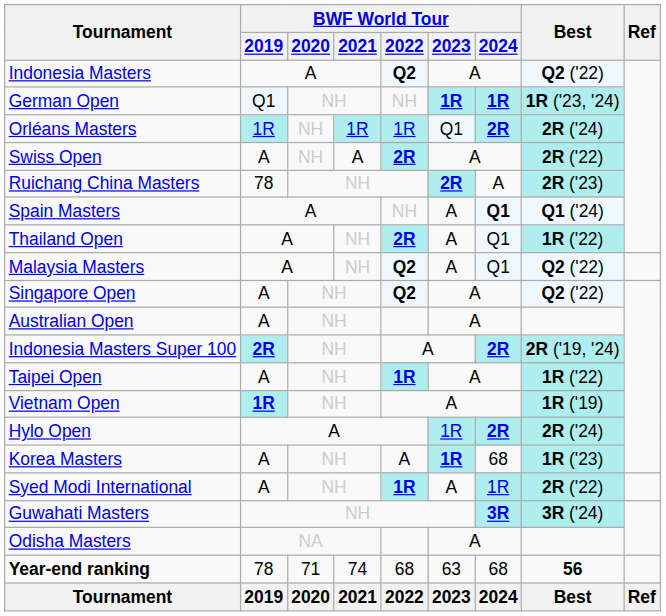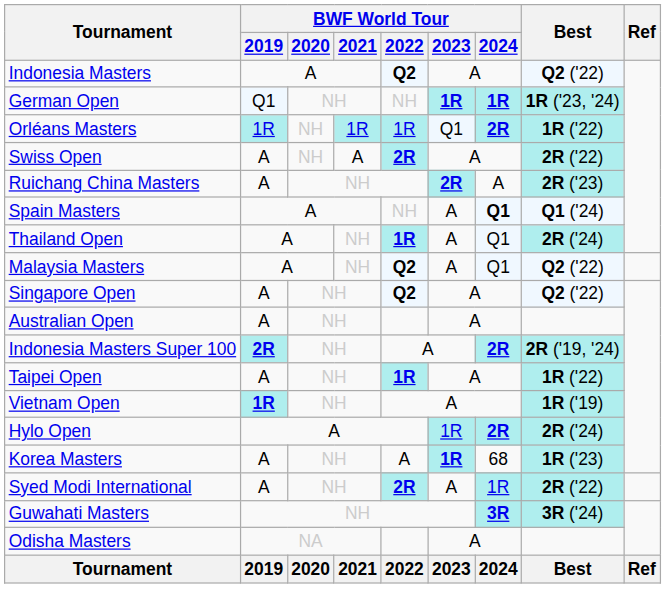(573, 129) 2R ('24) -> (573, 129) 1R ('22)
(264, 184) 78 -> (264, 184) A
(404, 239) 2R -> (404, 239) 1R
(573, 239) 1R ('22) -> (573, 239) 2R ('24)
(404, 487) 1R -> (404, 487) 2R
- row: (79, 569)
